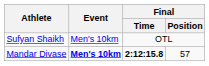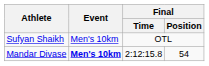(144, 54) bold -> (144, 54) normal
(185, 54) 57 -> (184, 54) 54
